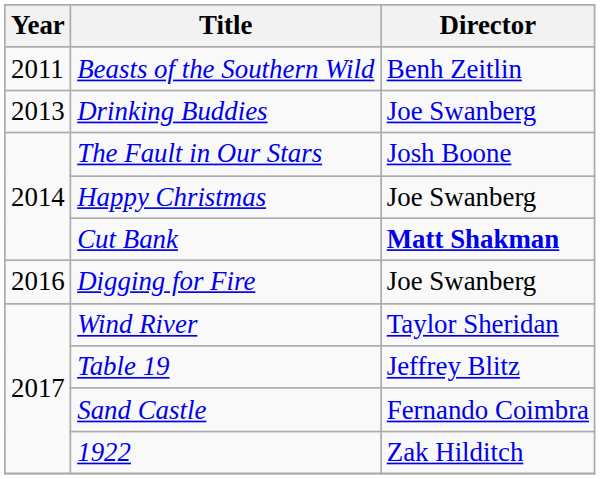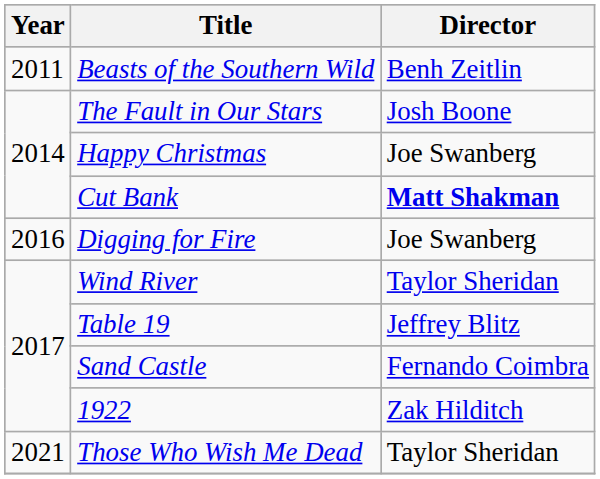- row: (172, 111)
+ row: (220, 452)
